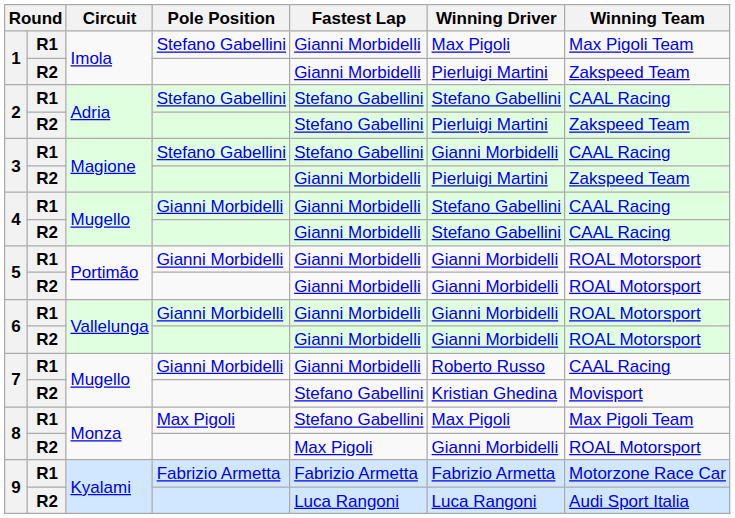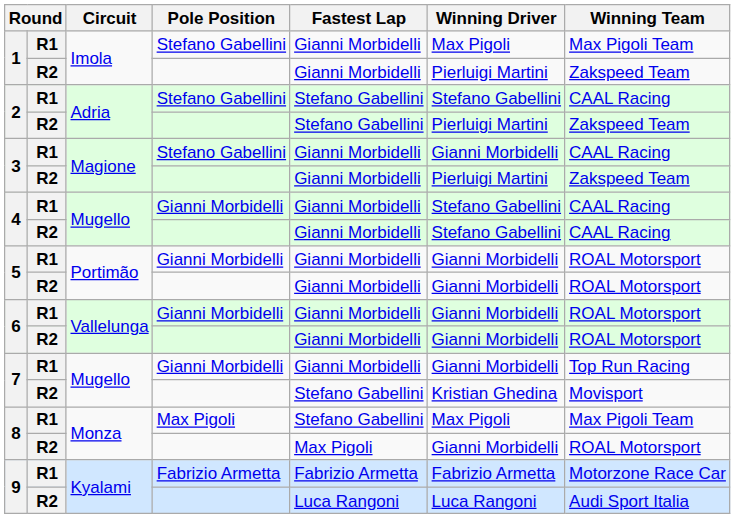(359, 152) Stefano Gabellini -> (357, 152) Gianni Morbidelli
(488, 366) Roberto Russo -> (495, 366) Gianni Morbidelli
(620, 366) CAAL Racing -> (630, 366) Top Run Racing
